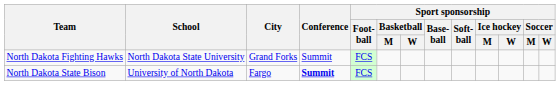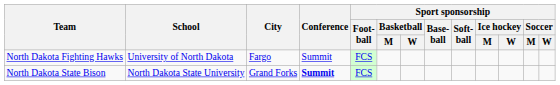(186, 57) North Dakota State University -> (180, 57) University of North Dakota
(273, 57) Grand Forks -> (260, 57) Fargo
(180, 73) University of North Dakota -> (186, 73) North Dakota State University
(260, 73) Fargo -> (273, 73) Grand Forks
